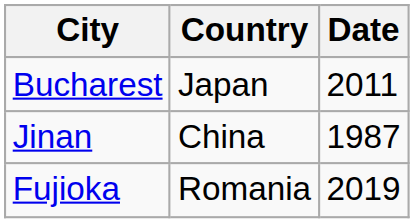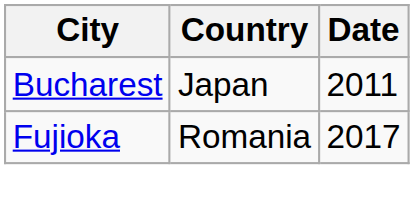- row: (52, 136)
(363, 189) 2019 -> (363, 136) 2017
